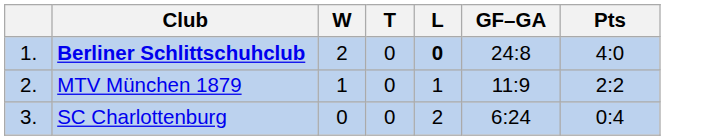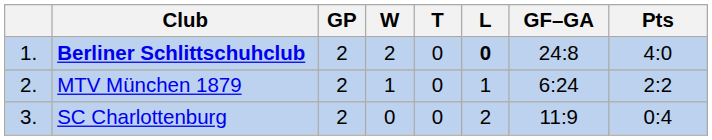+ column: (342, 20)
(511, 85) 11:9 -> (559, 85) 6:24
(511, 118) 6:24 -> (559, 118) 11:9
